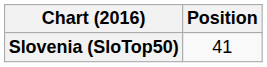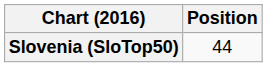(222, 47) 41 -> (222, 47) 44
